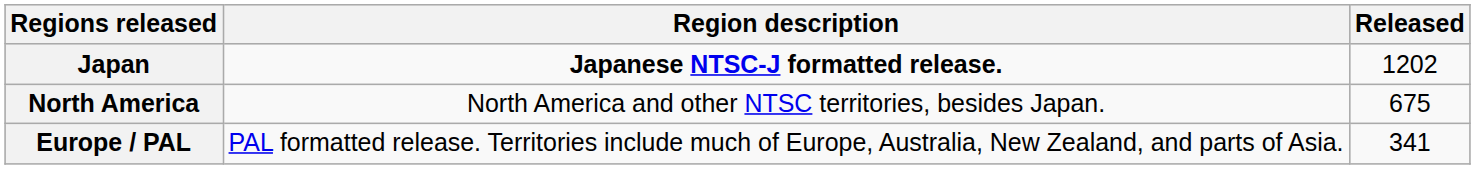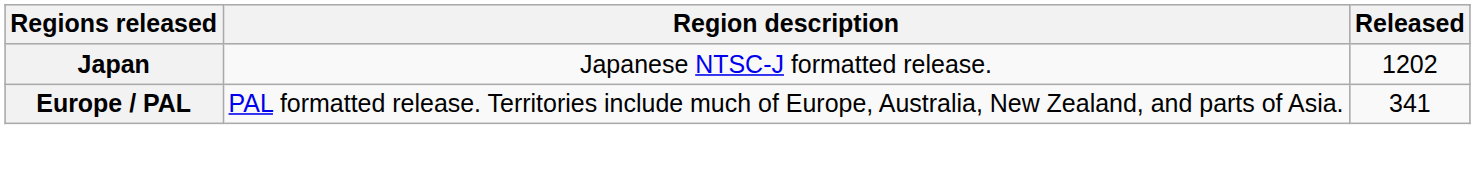(786, 63) bold -> (786, 63) normal
- row: (114, 103)
